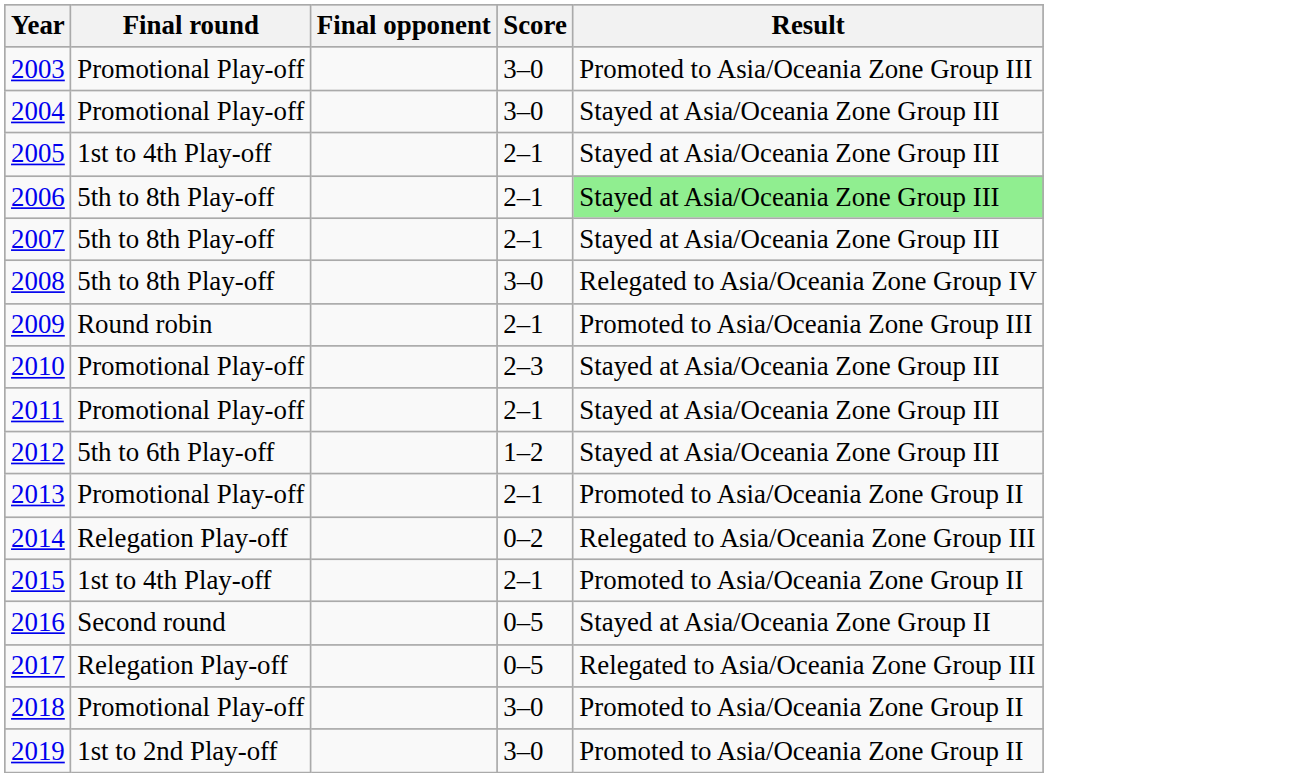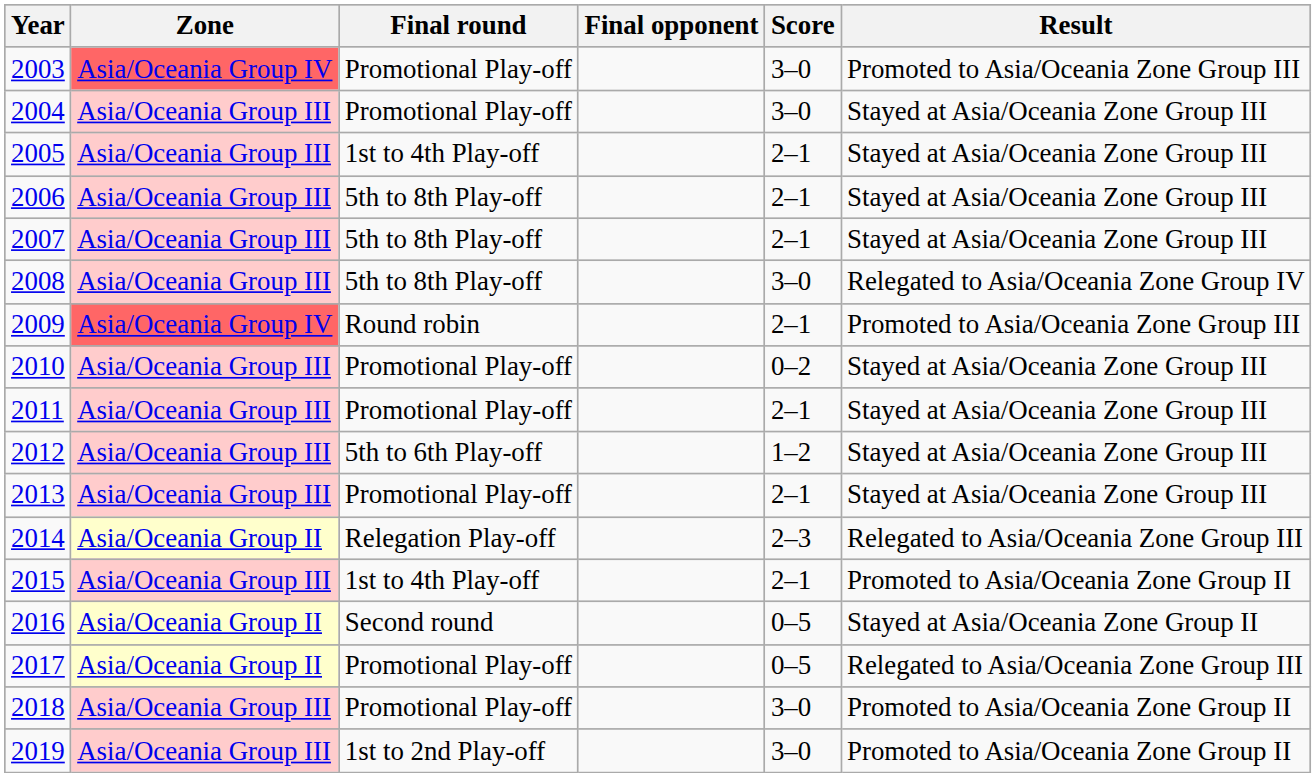+ column: (205, 25)
(789, 196) lightgreen background -> (1057, 196) no background
(523, 366) 2–3 -> (791, 366) 0–2
(801, 494) Promoted to Asia/Oceania Zone Group II -> (1057, 494) Stayed at Asia/Oceania Zone Group III
(523, 537) 0–2 -> (791, 537) 2–3
(183, 665) Relegation Play-off -> (458, 665) Promotional Play-off
